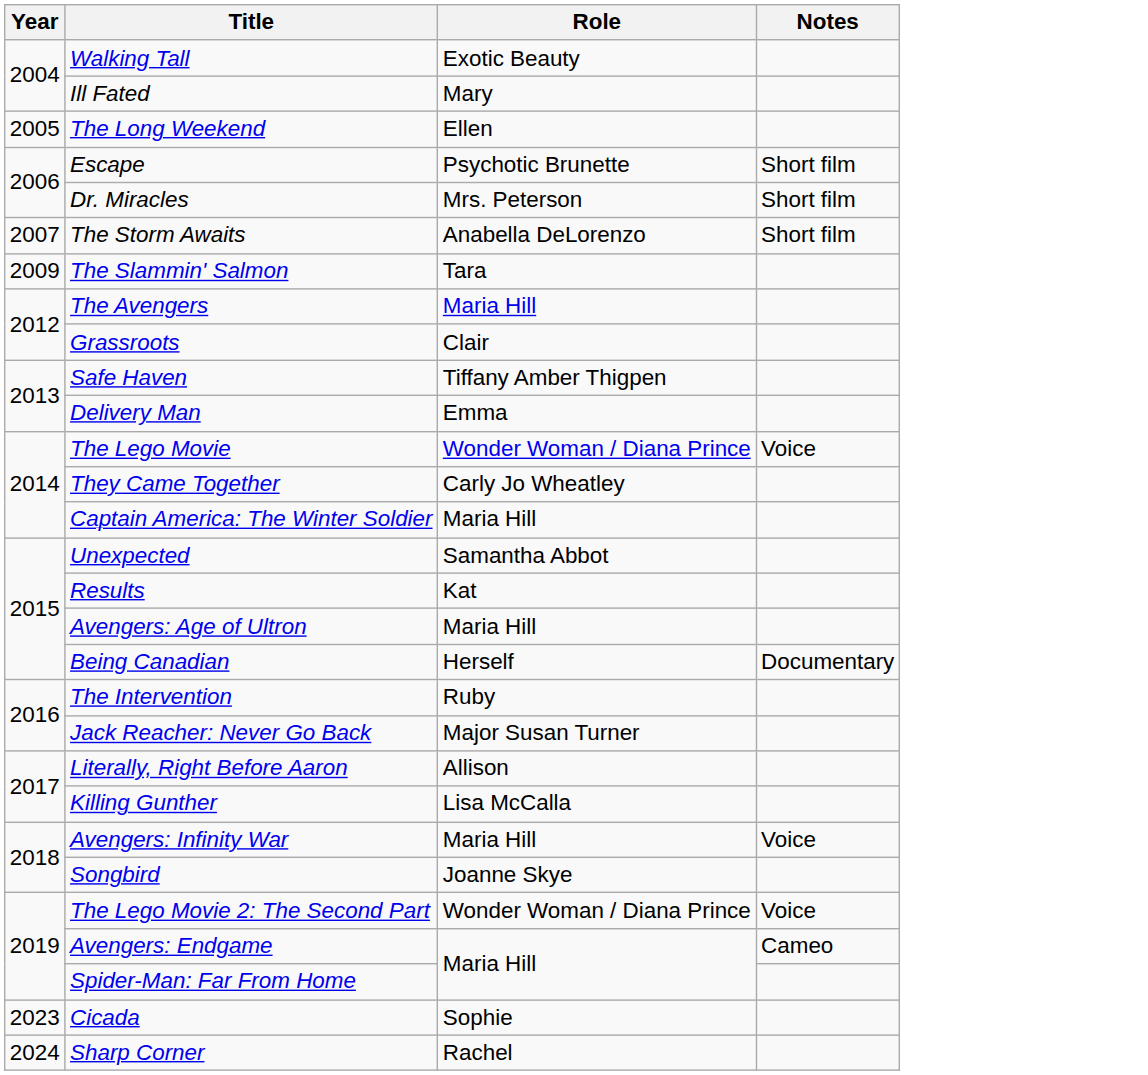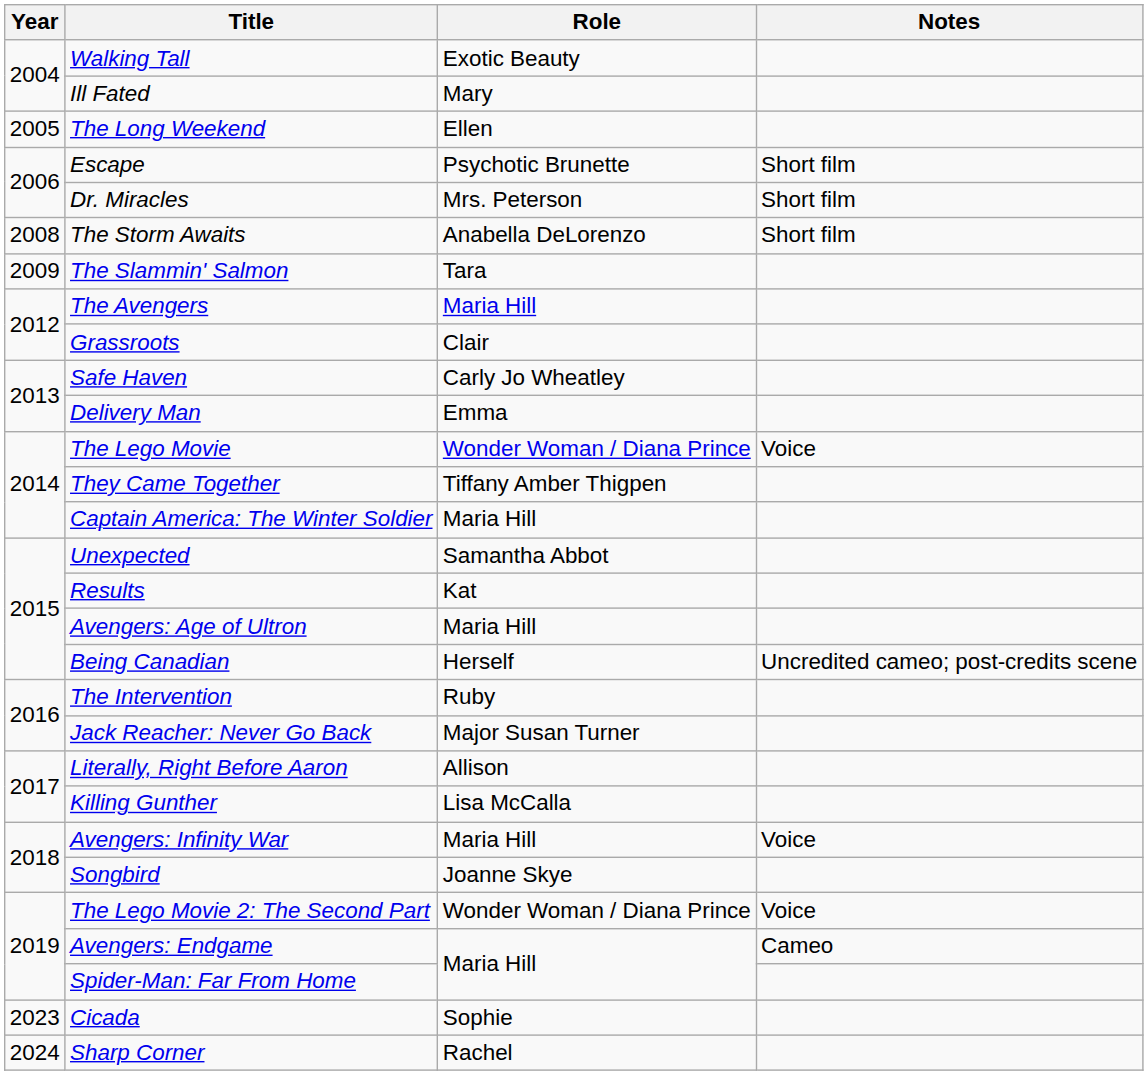(35, 235) 2007 -> (35, 235) 2008
(555, 377) Tiffany Amber Thigpen -> (534, 377) Carly Jo Wheatley
(534, 484) Carly Jo Wheatley -> (555, 484) Tiffany Amber Thigpen
(828, 661) Documentary -> (949, 661) Uncredited cameo; post-credits scene
